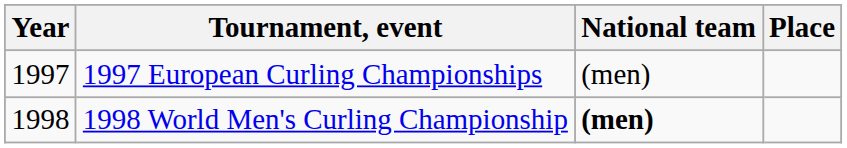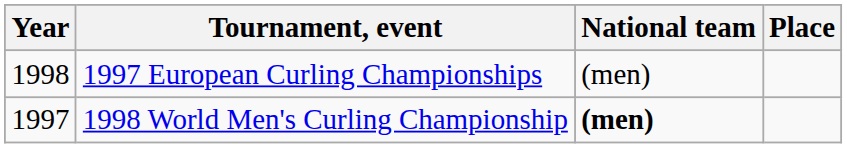(41, 73) 1997 -> (41, 73) 1998
(41, 119) 1998 -> (41, 119) 1997
